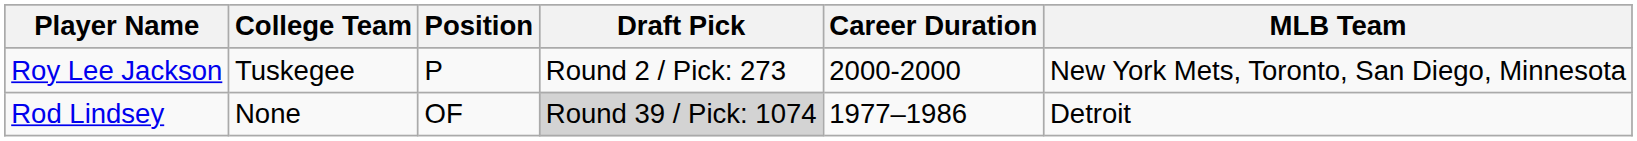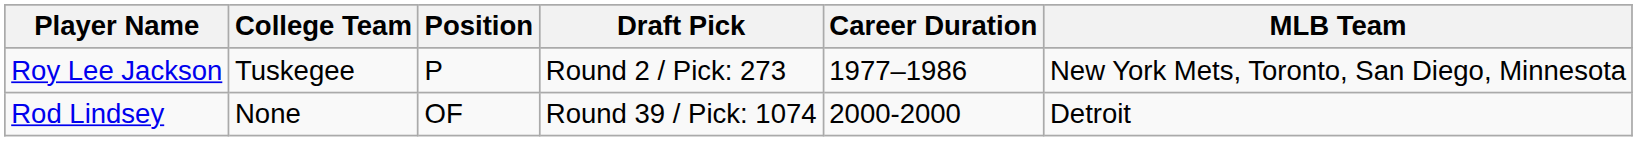(895, 69) 2000-2000 -> (898, 69) 1977–1986
(681, 113) lightgrey background -> (681, 113) no background
(898, 113) 1977–1986 -> (895, 113) 2000-2000
